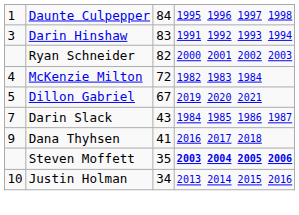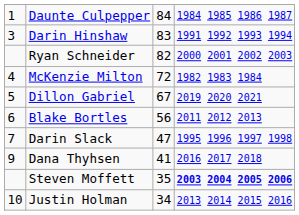(235, 15) 1995 1996 1997 1998 -> (235, 15) 1984 1985 1986 1987
+ row: (78, 118)
(164, 118) 43 -> (164, 138) 47
(235, 118) 1984 1985 1986 1987 -> (235, 138) 1995 1996 1997 1998
